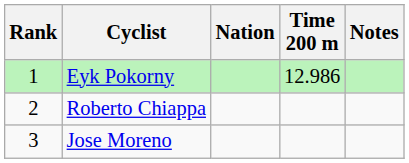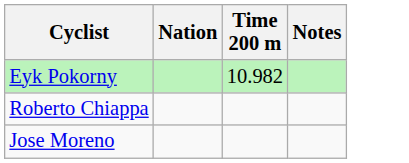- column: (33, 32)
(312, 76) 12.986 -> (255, 76) 10.982
